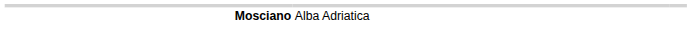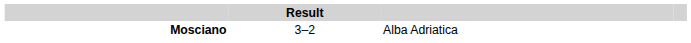+ column: (305, 13)
